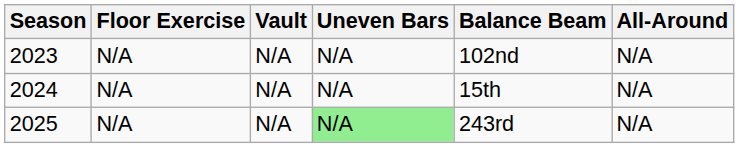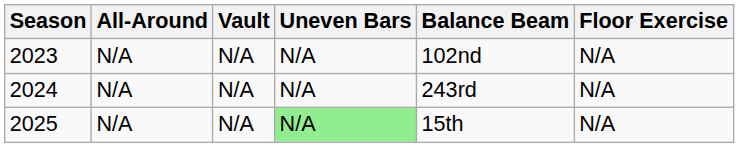columns swapped: (672, 21) <-> (171, 21)
(480, 90) 15th -> (449, 90) 243rd
(487, 124) 243rd -> (443, 124) 15th
